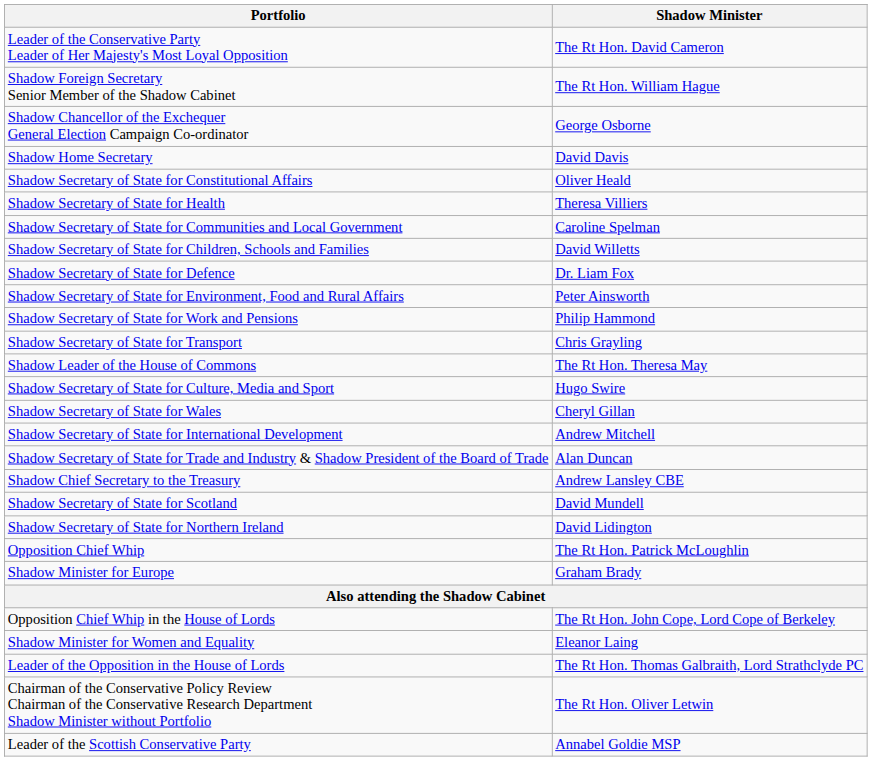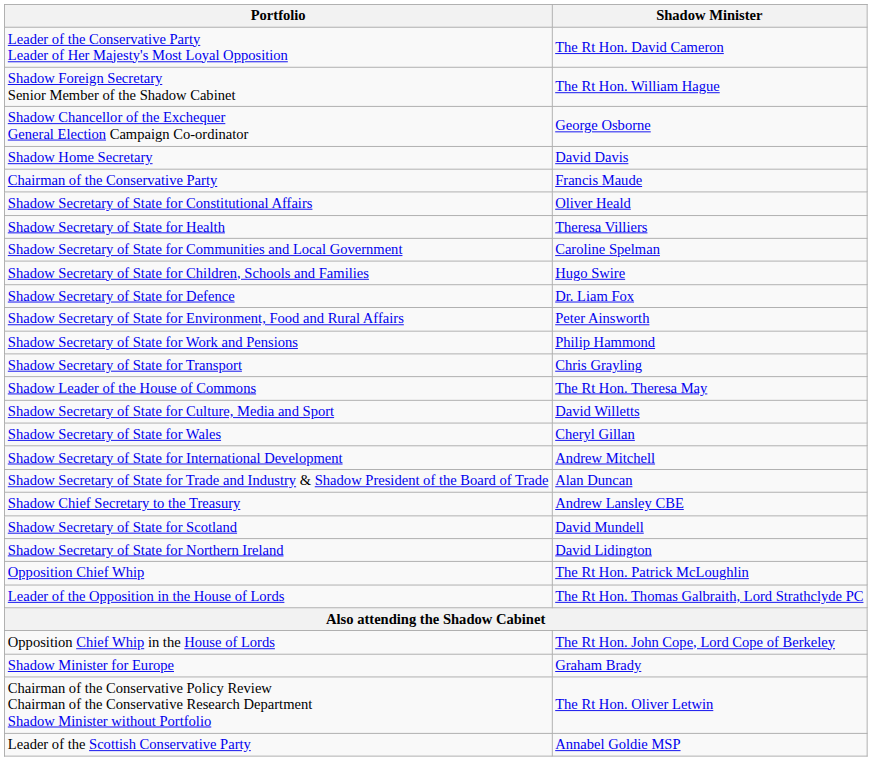+ row: (113, 180)
(597, 249) David Willetts -> (590, 273) Hugo Swire
(590, 388) Hugo Swire -> (597, 411) David Willetts
rows swapped: (146, 665) <-> (91, 573)
- row: (131, 642)
